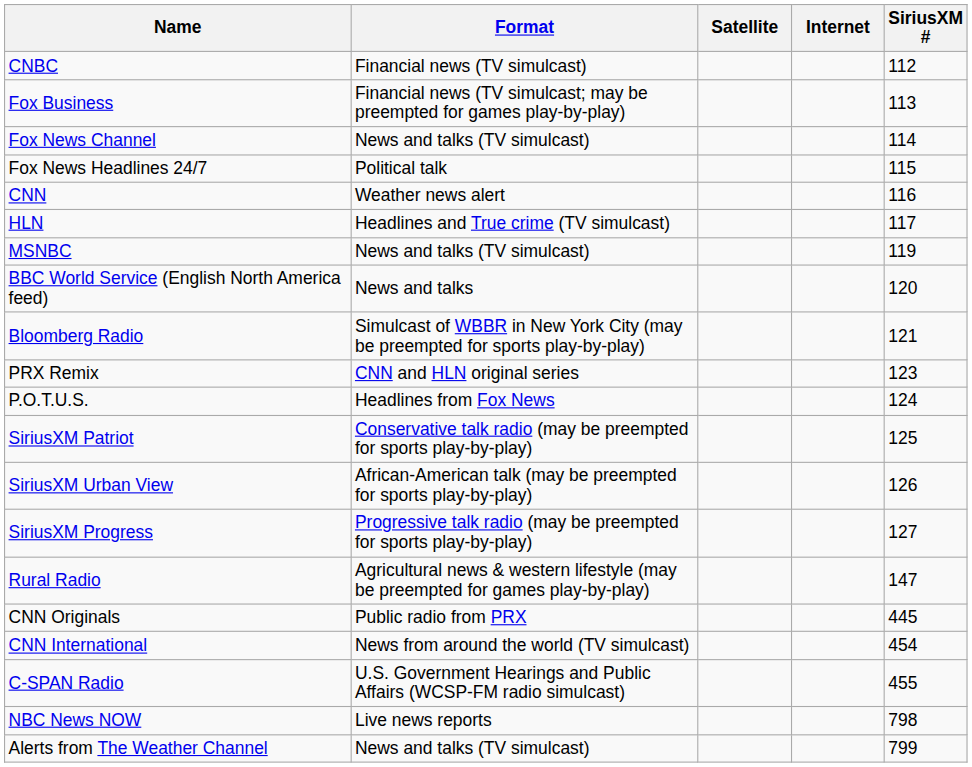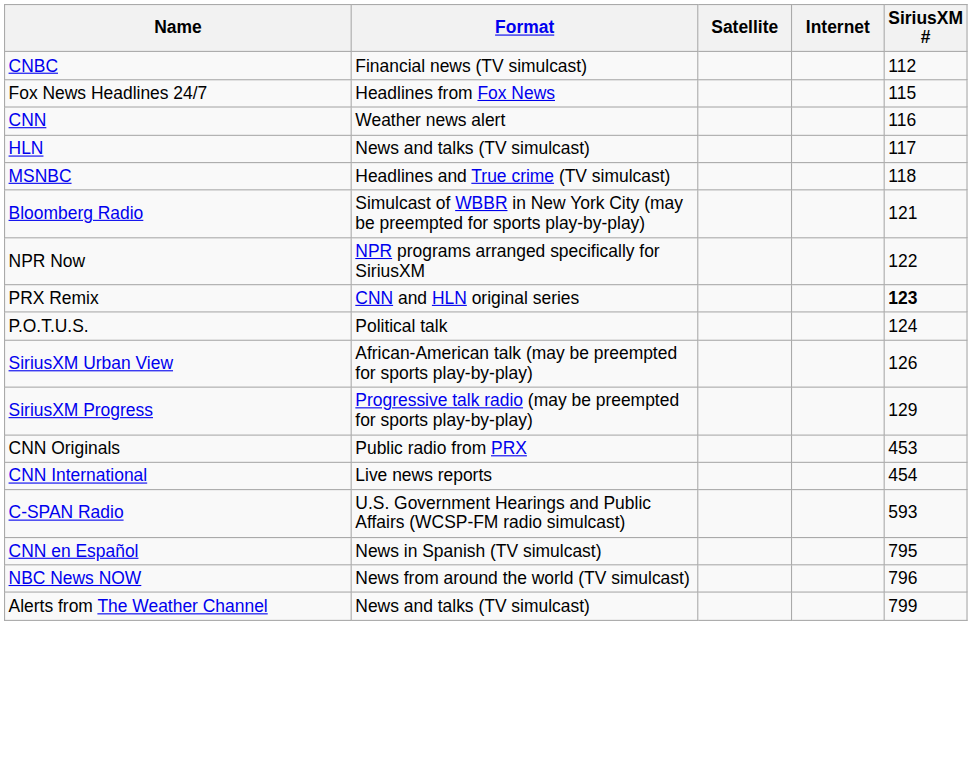- row: (61, 103)
- row: (82, 140)
(401, 168) Political talk -> (455, 93) Headlines from Fox News
(512, 223) Headlines and True crime (TV simulcast) -> (473, 148) News and talks (TV simulcast)
(472, 251) News and talks (TV simulcast) -> (513, 176) Headlines and True crime (TV simulcast)
(902, 251) 119 -> (902, 176) 118
- row: (175, 288)
+ row: (47, 260)
(903, 373) normal -> (903, 298) bold
(455, 401) Headlines from Fox News -> (401, 326) Political talk
- row: (71, 438)
(903, 533) 127 -> (903, 410) 129
- row: (55, 580)
(903, 617) 445 -> (903, 448) 453
(522, 645) News from around the world (TV simulcast) -> (424, 475) Live news reports
(903, 682) 455 -> (903, 513) 593
+ row: (74, 550)
(423, 720) Live news reports -> (523, 578) News from around the world (TV simulcast)
(903, 720) 798 -> (903, 578) 796
